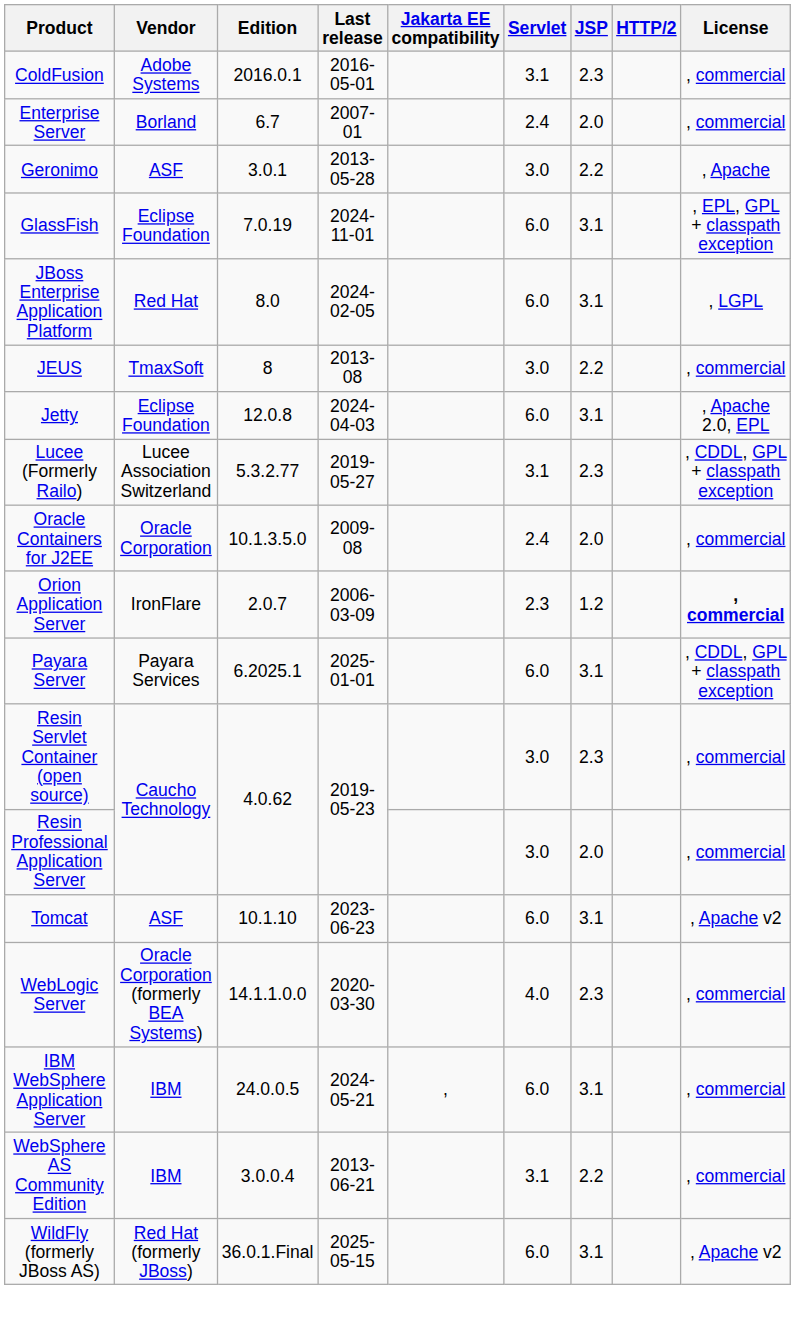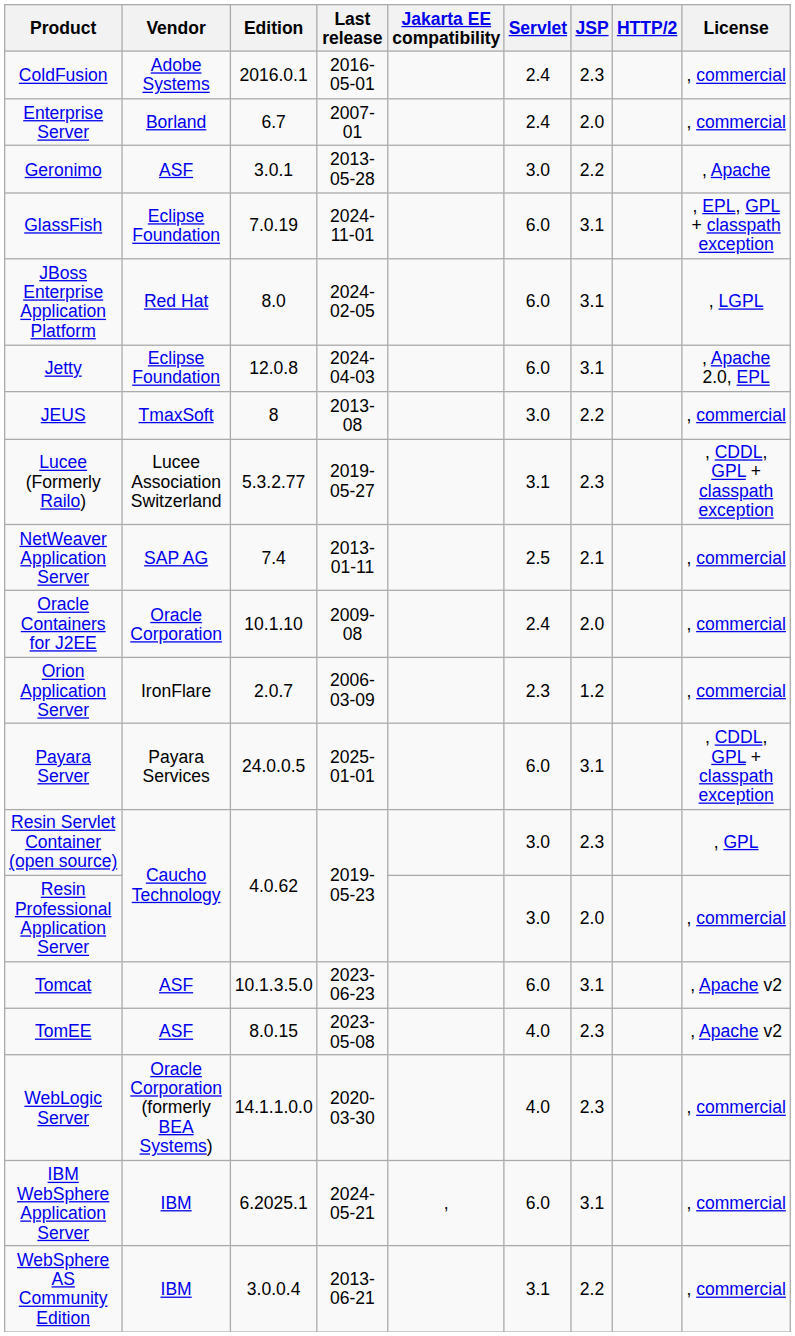(537, 75) 3.1 -> (538, 75) 2.4
rows swapped: (59, 415) <-> (59, 368)
+ row: (63, 557)
(268, 538) 10.1.3.5.0 -> (274, 624) 10.1.10
(736, 604) bold -> (736, 690) normal
(268, 671) 6.2025.1 -> (274, 766) 24.0.0.5
(736, 756) , commercial -> (736, 842) , GPL
(268, 918) 10.1.10 -> (274, 984) 10.1.3.5.0
+ row: (63, 1031)
(268, 1089) 24.0.0.5 -> (274, 1203) 6.2025.1
- row: (59, 1251)
